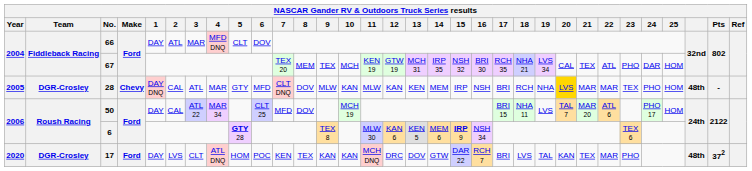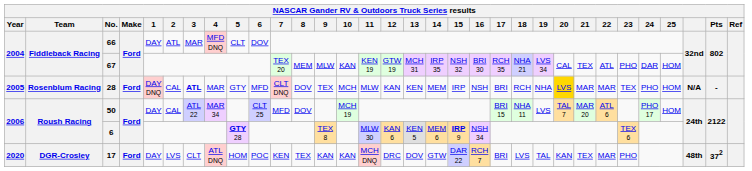(328, 65) TEX -> (325, 65) MLW
(350, 65) MCH -> (347, 65) KAN
(64, 87) DGR-Crosley -> (64, 87) Rosenblum Racing
(132, 87) Chevy -> (132, 87) Ford
(196, 87) normal -> (194, 87) bold
(328, 87) MLW -> (325, 87) TEX
(350, 87) KAN -> (347, 87) MCH
(696, 87) 48th -> (694, 87) N/A
